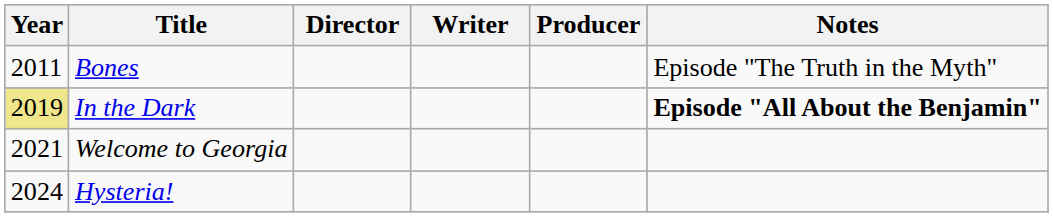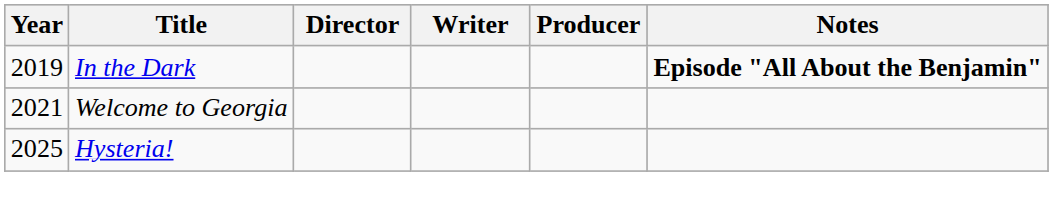- row: (107, 66)
(37, 107) khaki background -> (37, 66) no background
(37, 190) 2024 -> (37, 149) 2025
